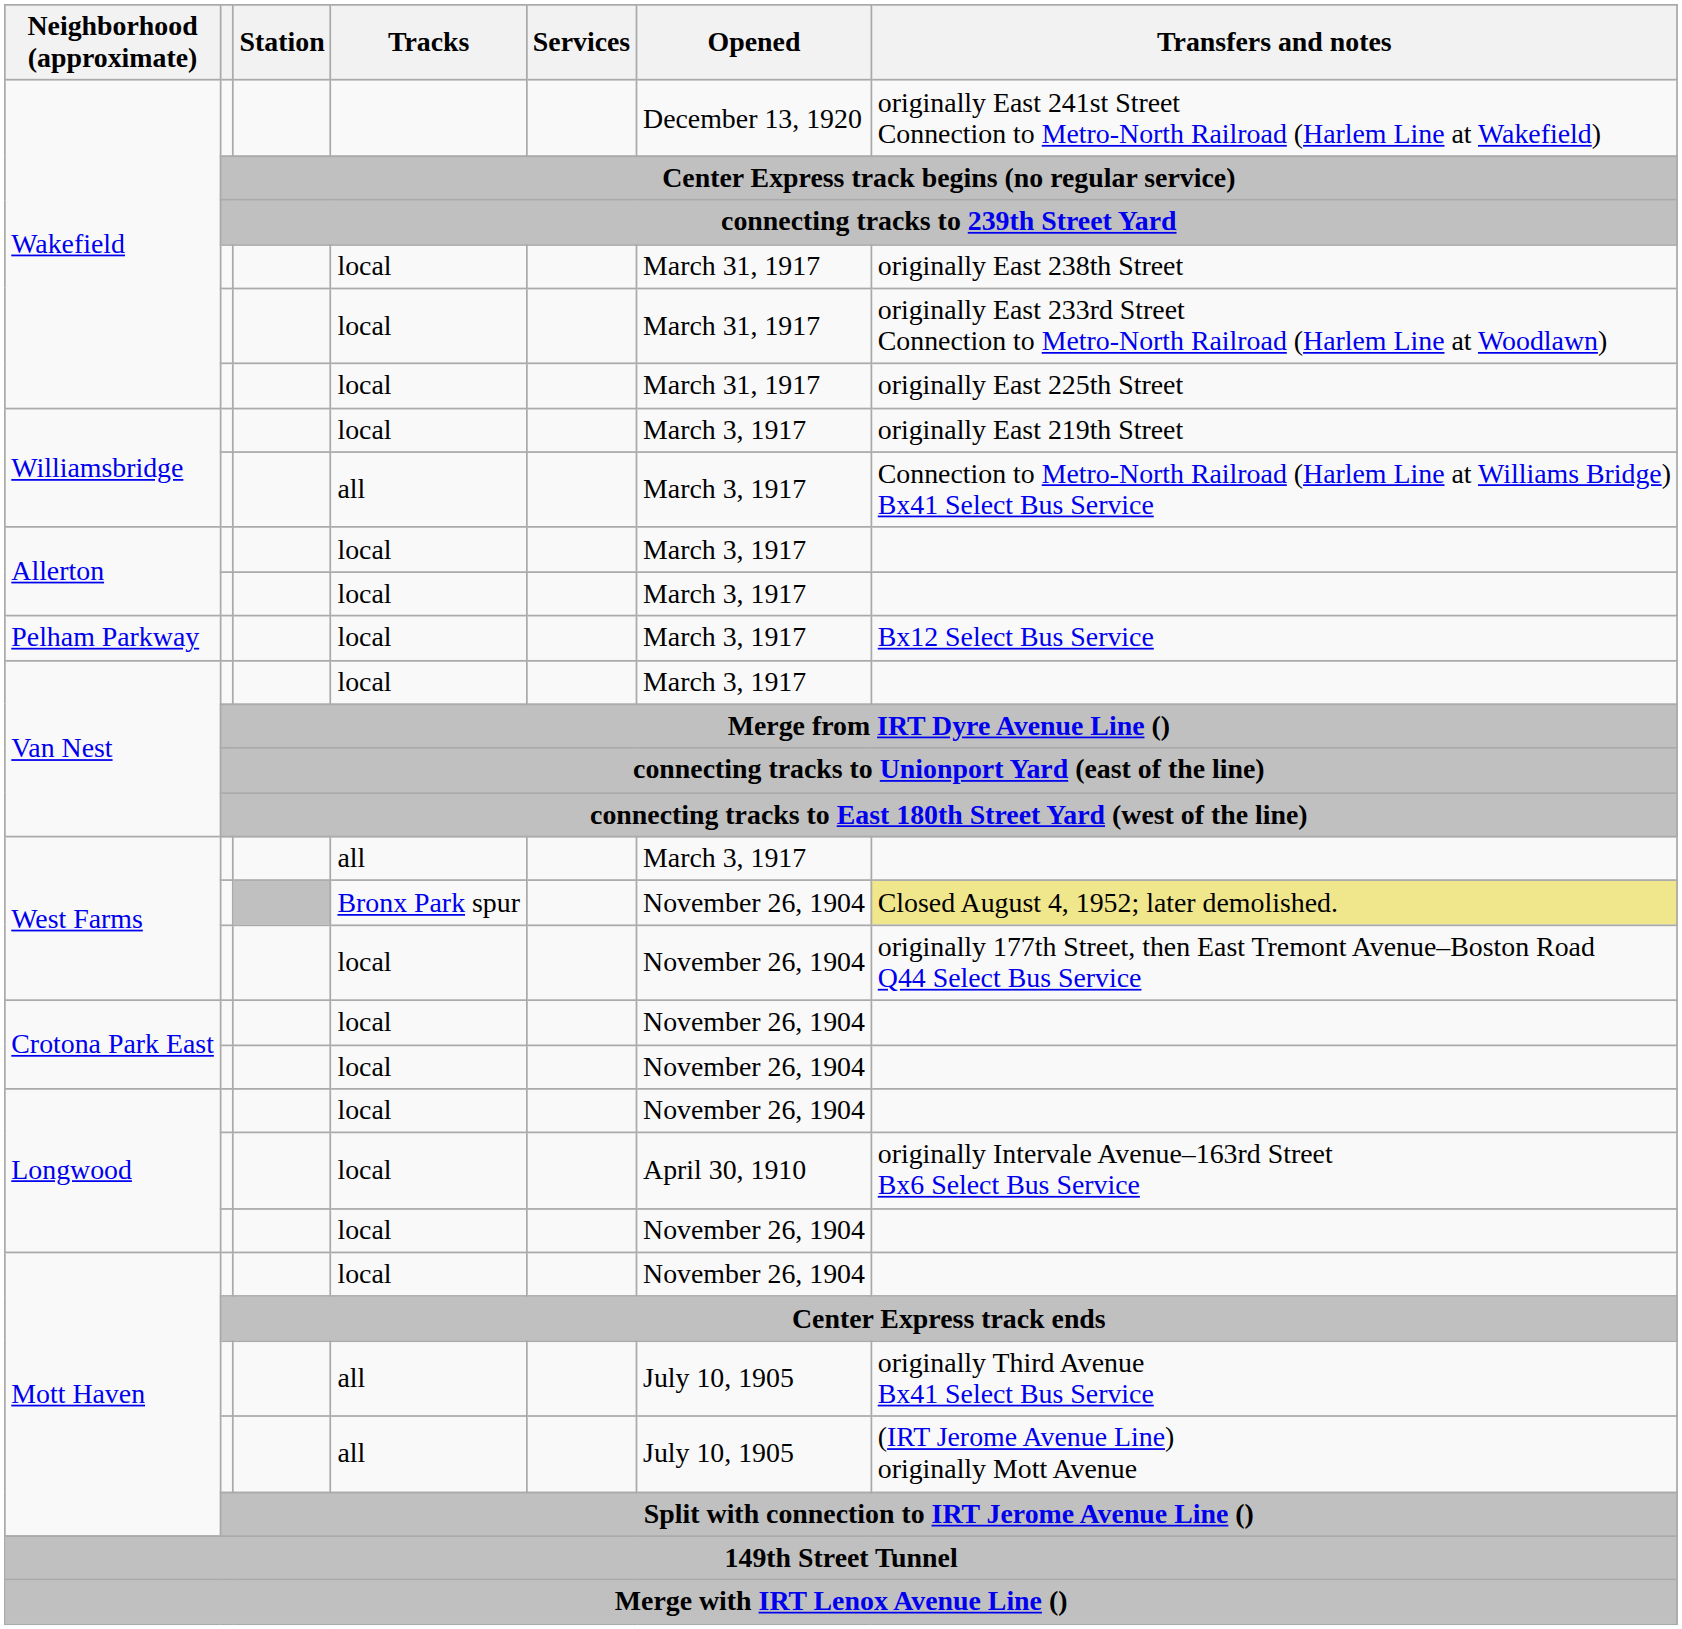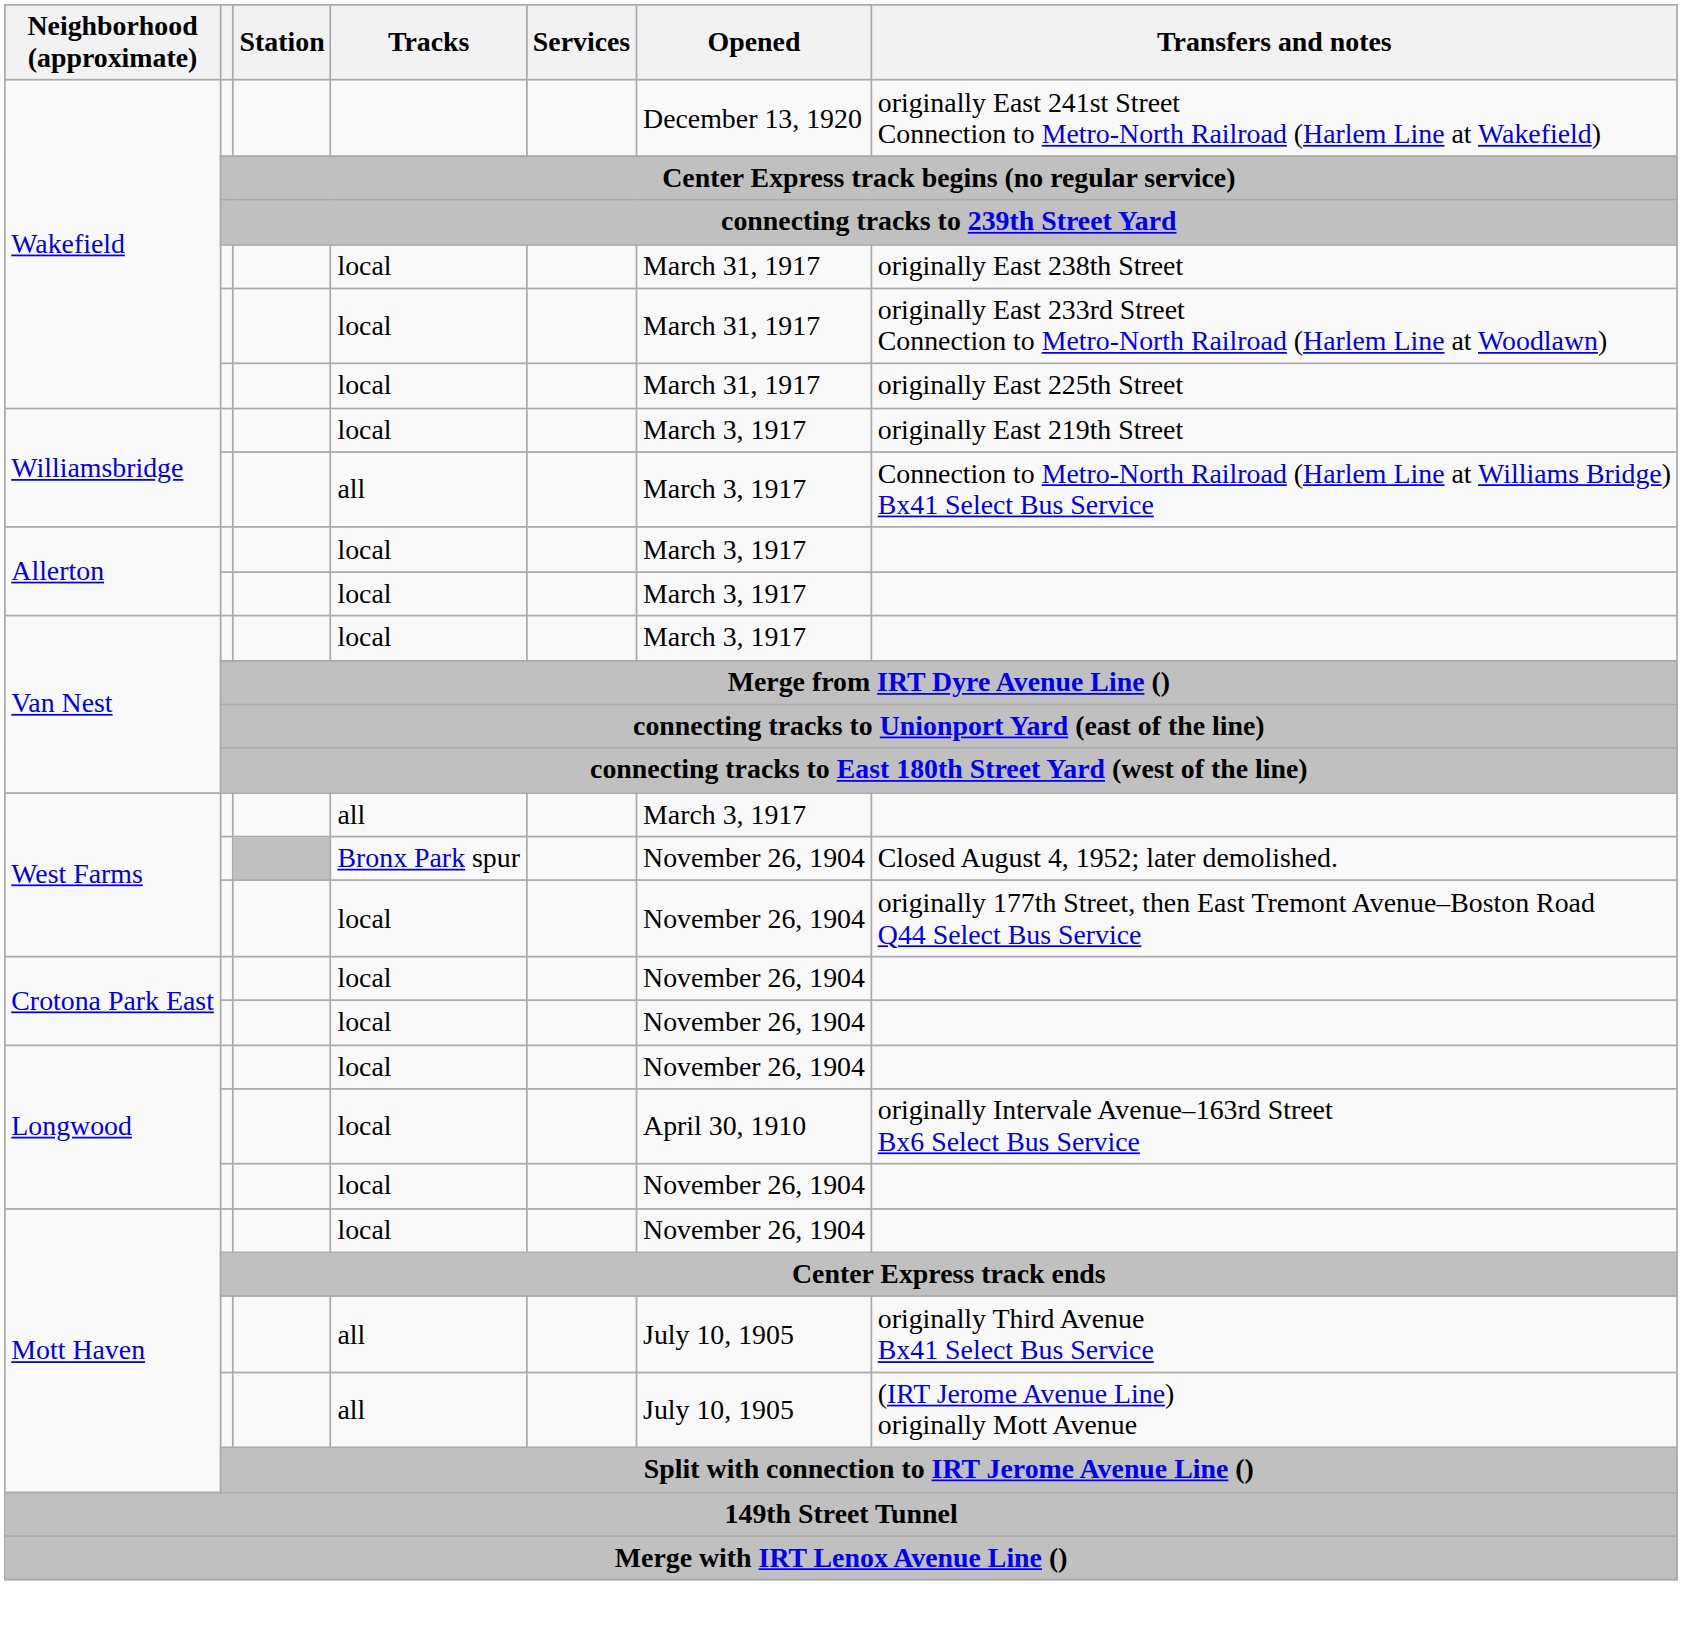- row: (105, 637)
(1108, 902) khaki background -> (1108, 858) no background
